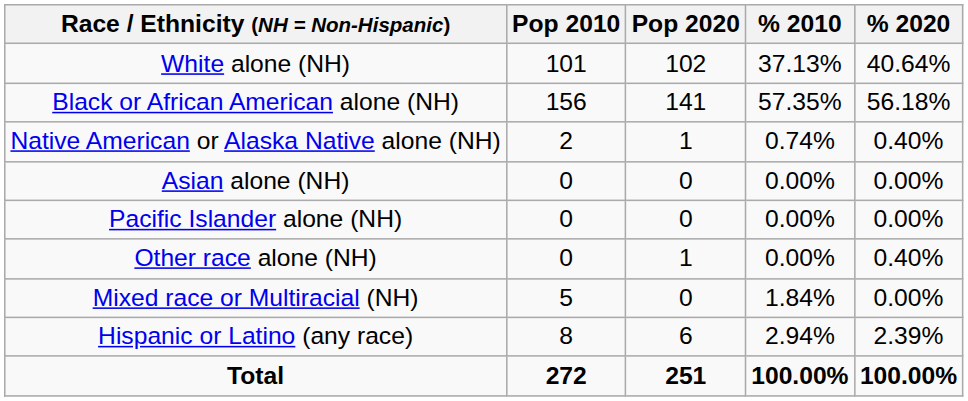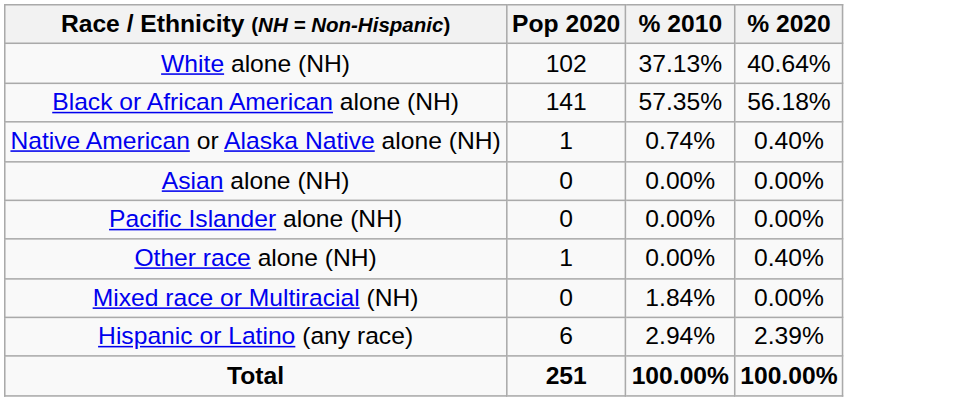- column: (566, 24)
